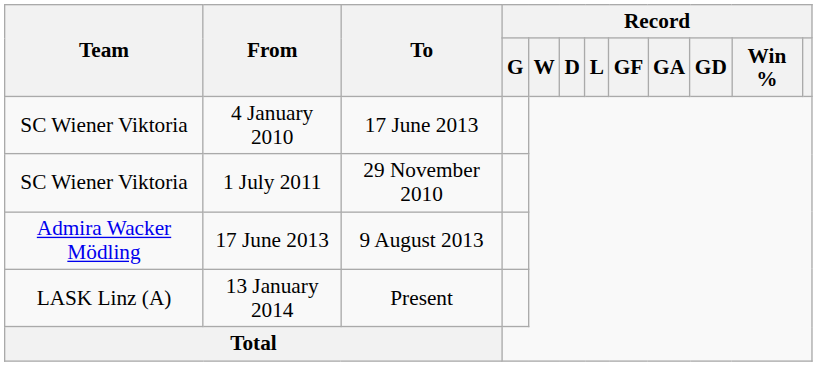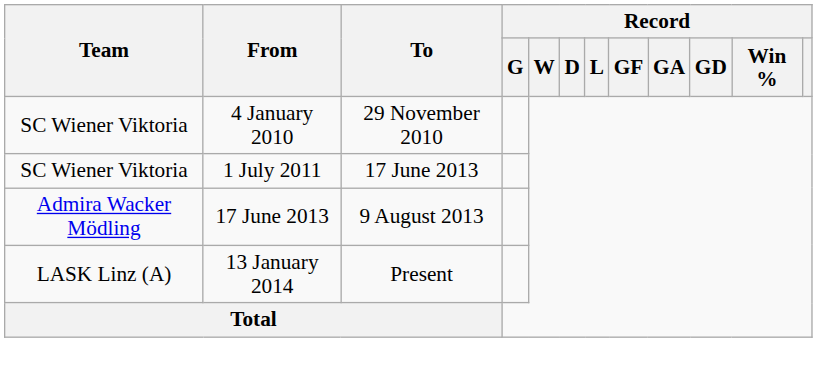(422, 124) 17 June 2013 -> (422, 124) 29 November 2010
(422, 182) 29 November 2010 -> (422, 170) 17 June 2013
